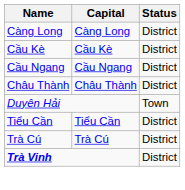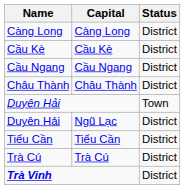+ row: (96, 121)
